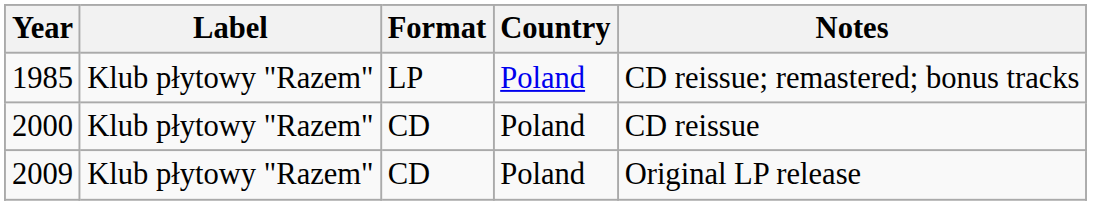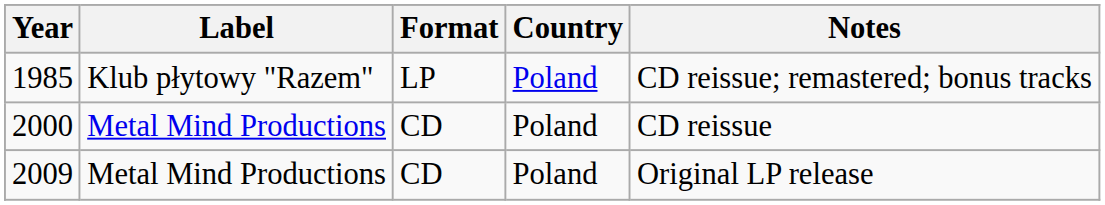(230, 125) Klub płytowy "Razem" -> (237, 125) Metal Mind Productions
(230, 174) Klub płytowy "Razem" -> (237, 174) Metal Mind Productions
